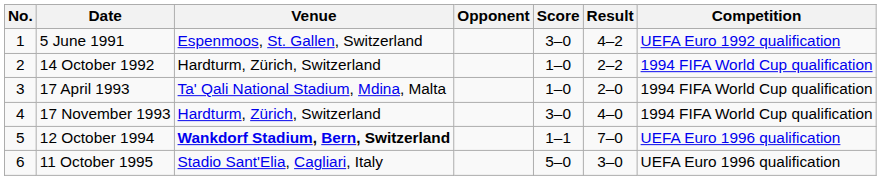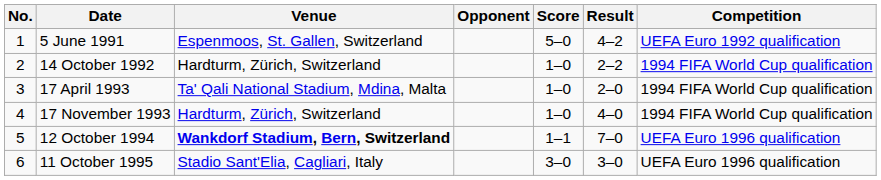(558, 41) 3–0 -> (558, 41) 5–0
(558, 114) 3–0 -> (558, 114) 1–0
(558, 162) 5–0 -> (558, 162) 3–0
